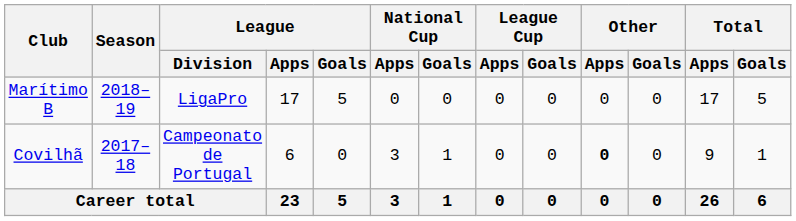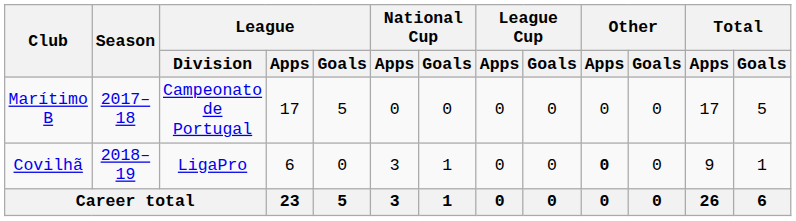(125, 100) 2018–19 -> (125, 110) 2017–18
(213, 100) LigaPro -> (213, 110) Campeonato de Portugal
(125, 156) 2017–18 -> (125, 165) 2018–19
(213, 156) Campeonato de Portugal -> (213, 165) LigaPro
